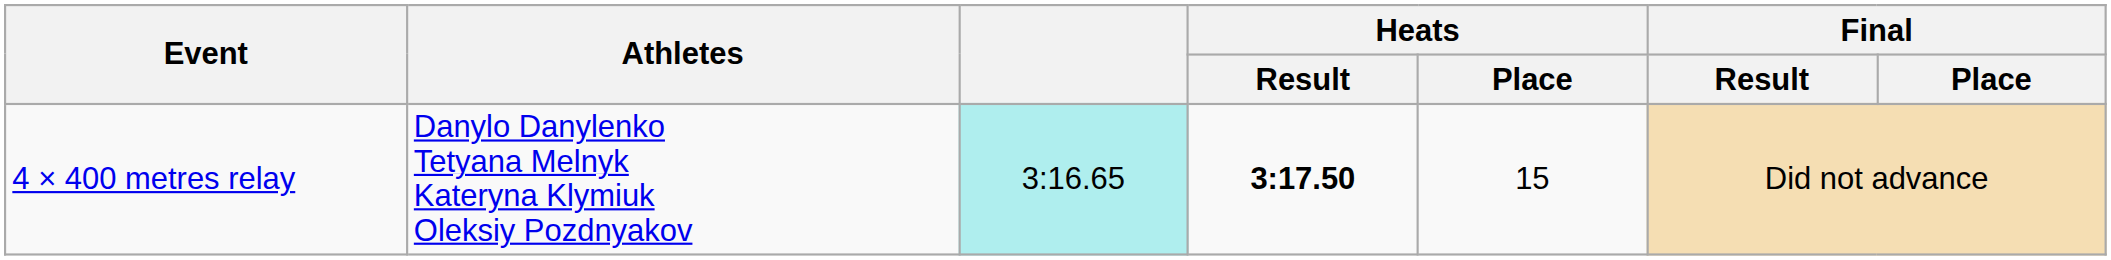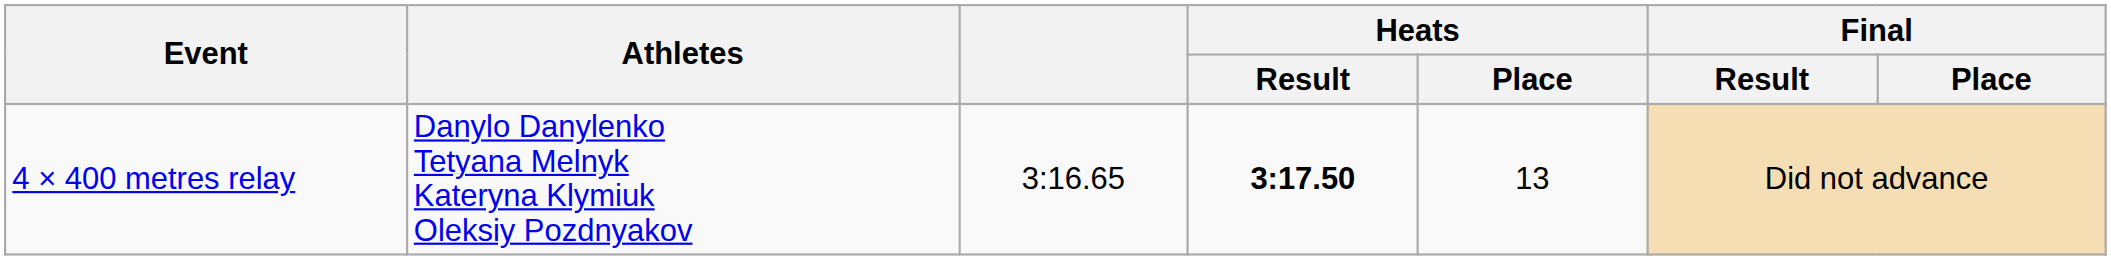(1073, 179) paleturquoise background -> (1073, 179) no background
(1532, 179) 15 -> (1532, 179) 13
